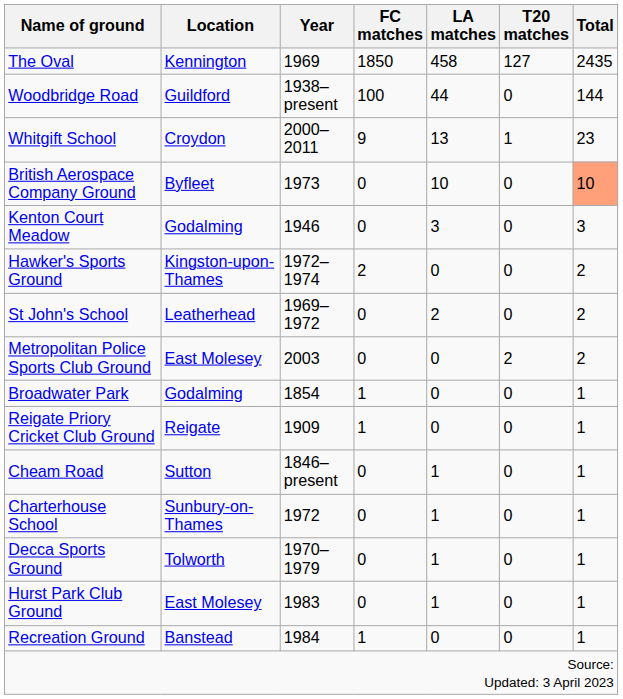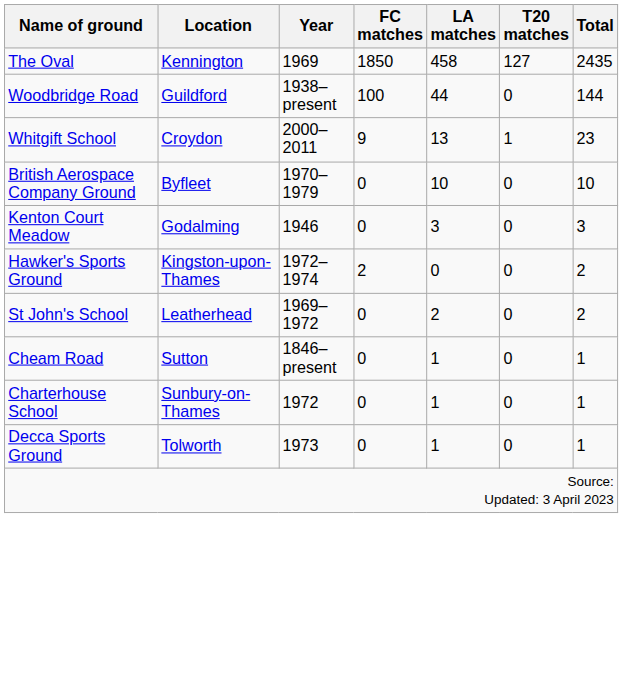(302, 183) 1973 -> (305, 183) 1970–1979
(585, 183) lightsalmon background -> (585, 183) no background
- row: (80, 358)
- row: (68, 393)
- row: (81, 428)
(306, 559) 1970–1979 -> (301, 446) 1973
- row: (65, 603)
- row: (76, 638)
